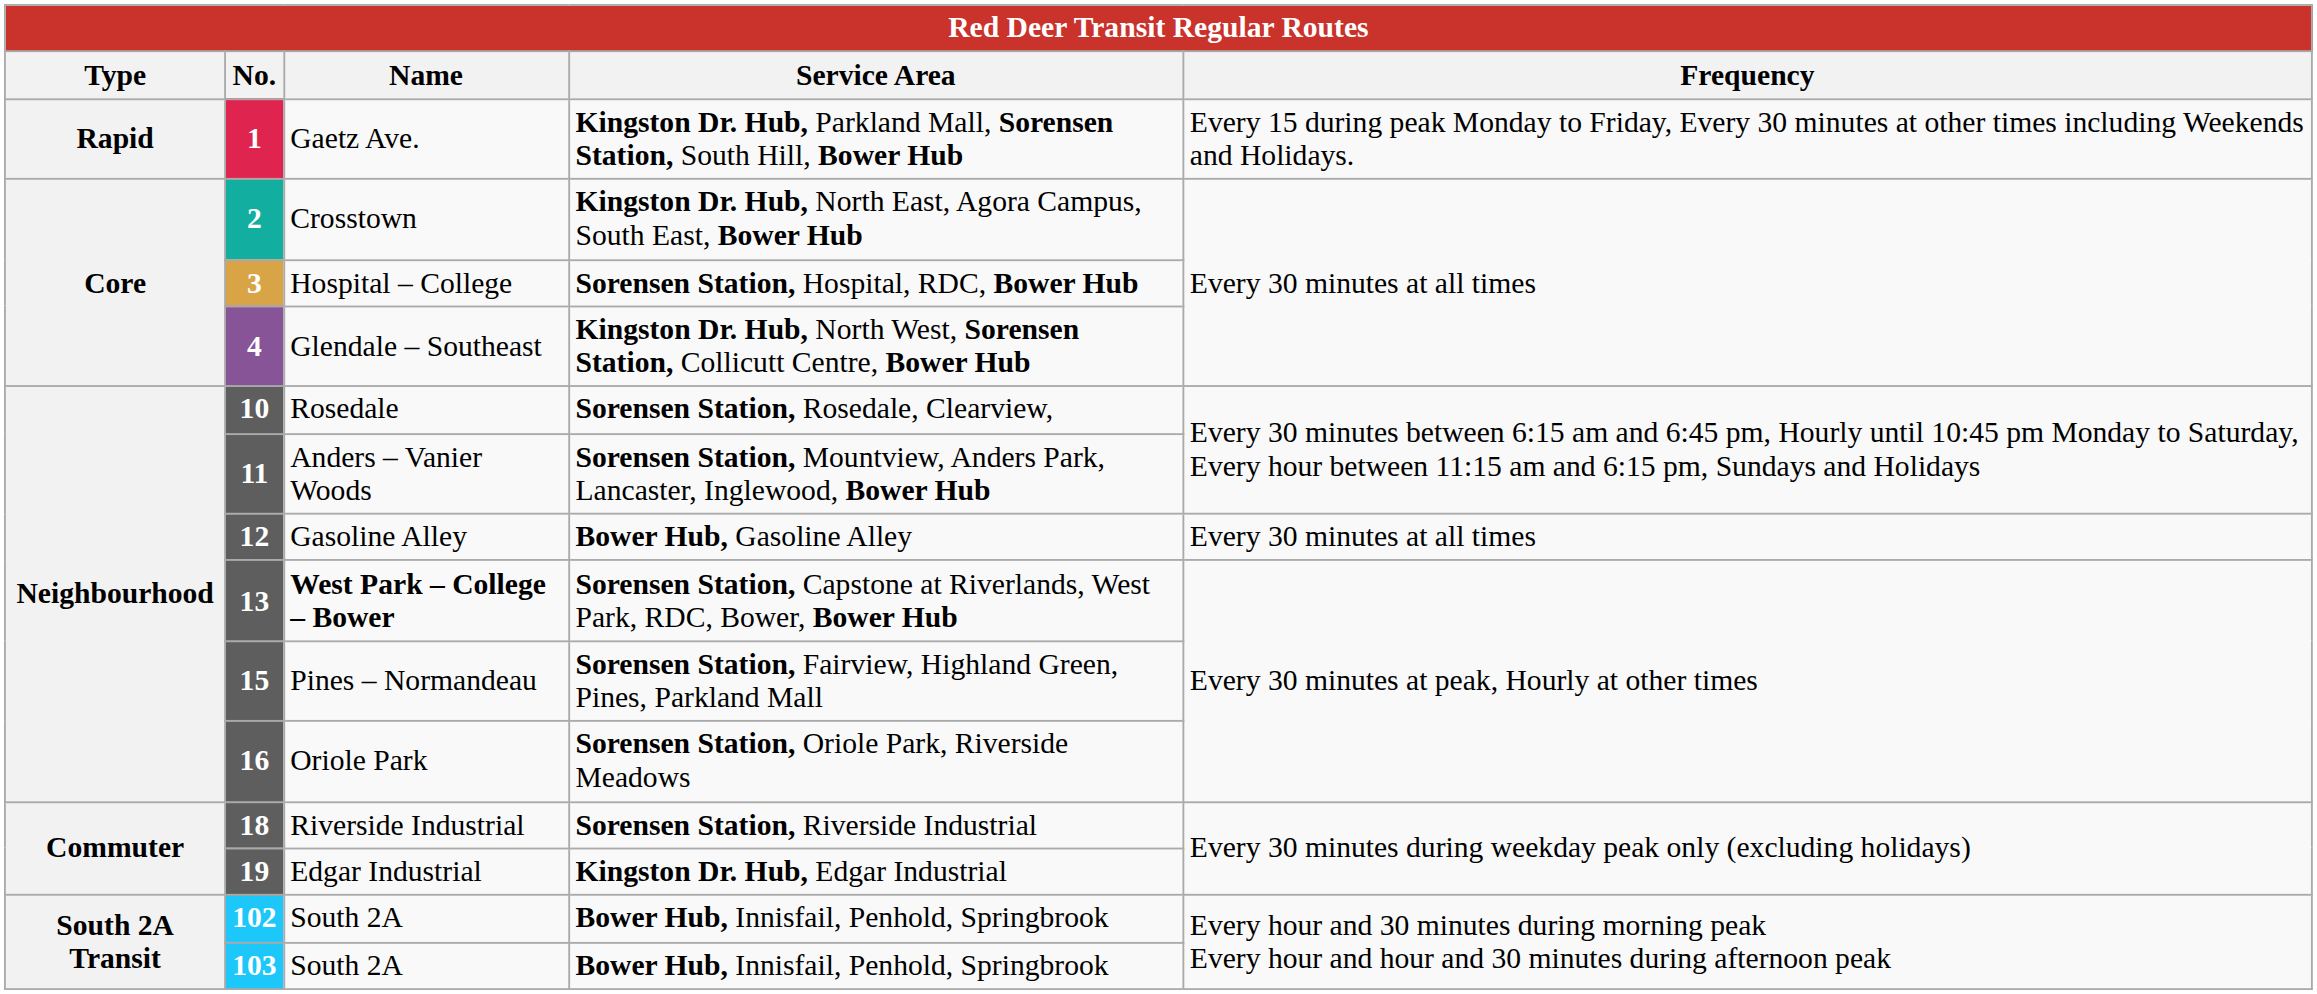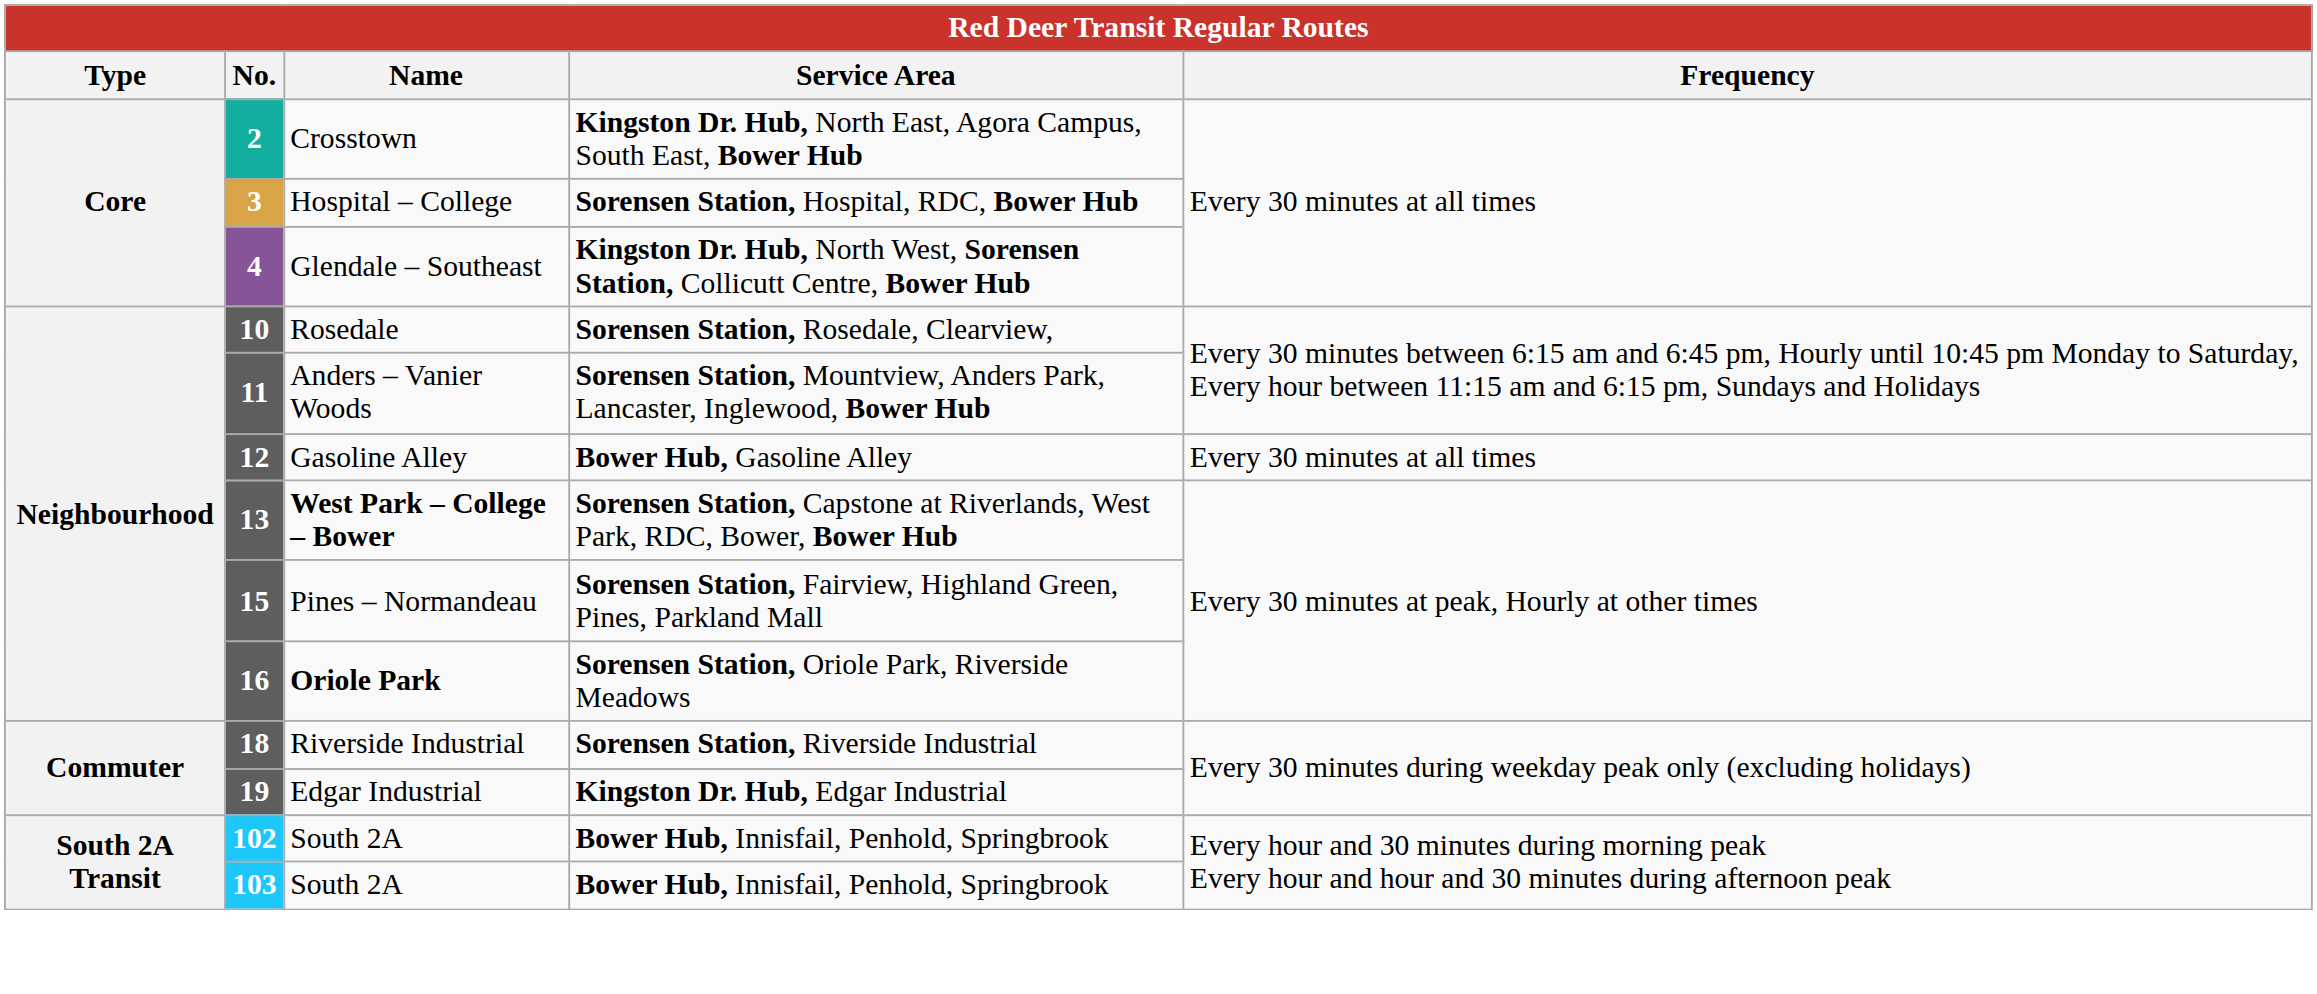- row: (254, 138)
(359, 760) normal -> (365, 680) bold
